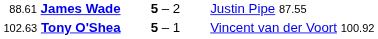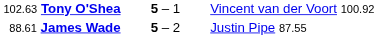rows swapped: (62, 27) <-> (65, 9)
